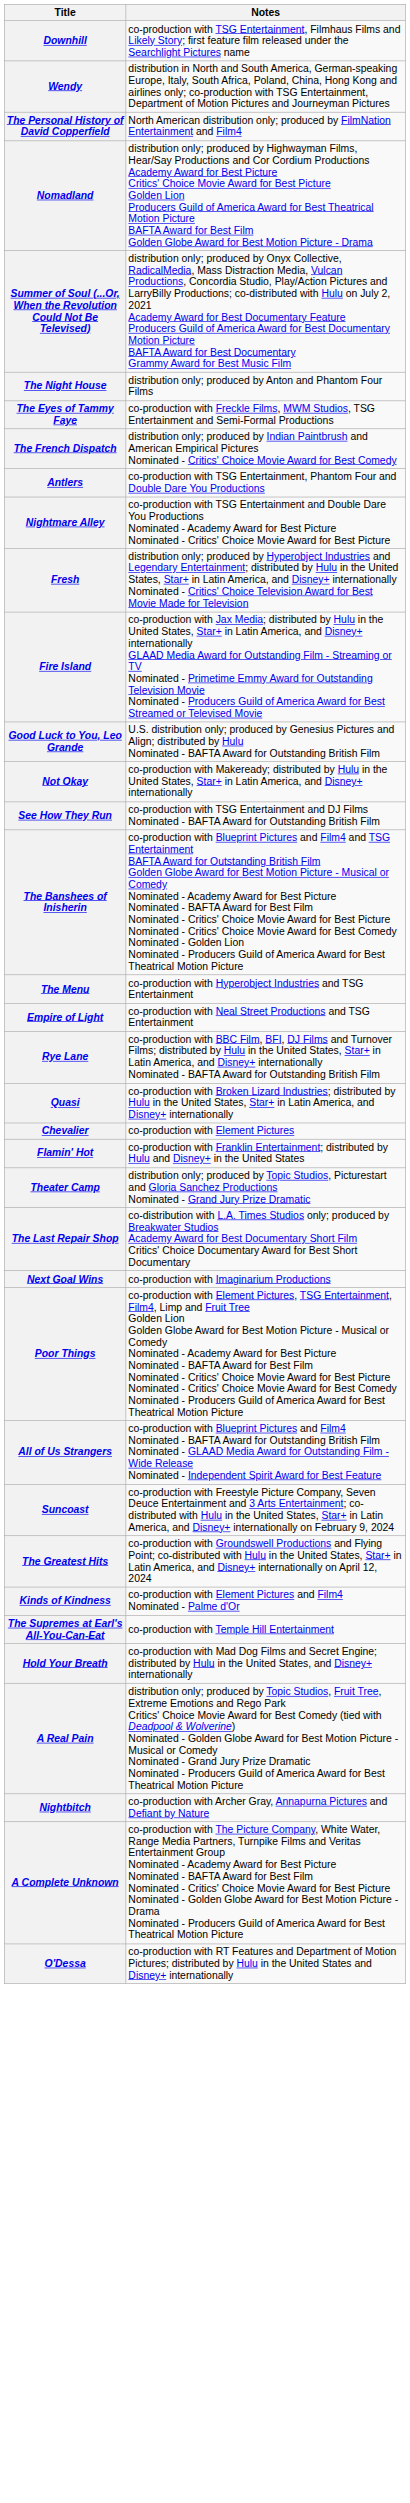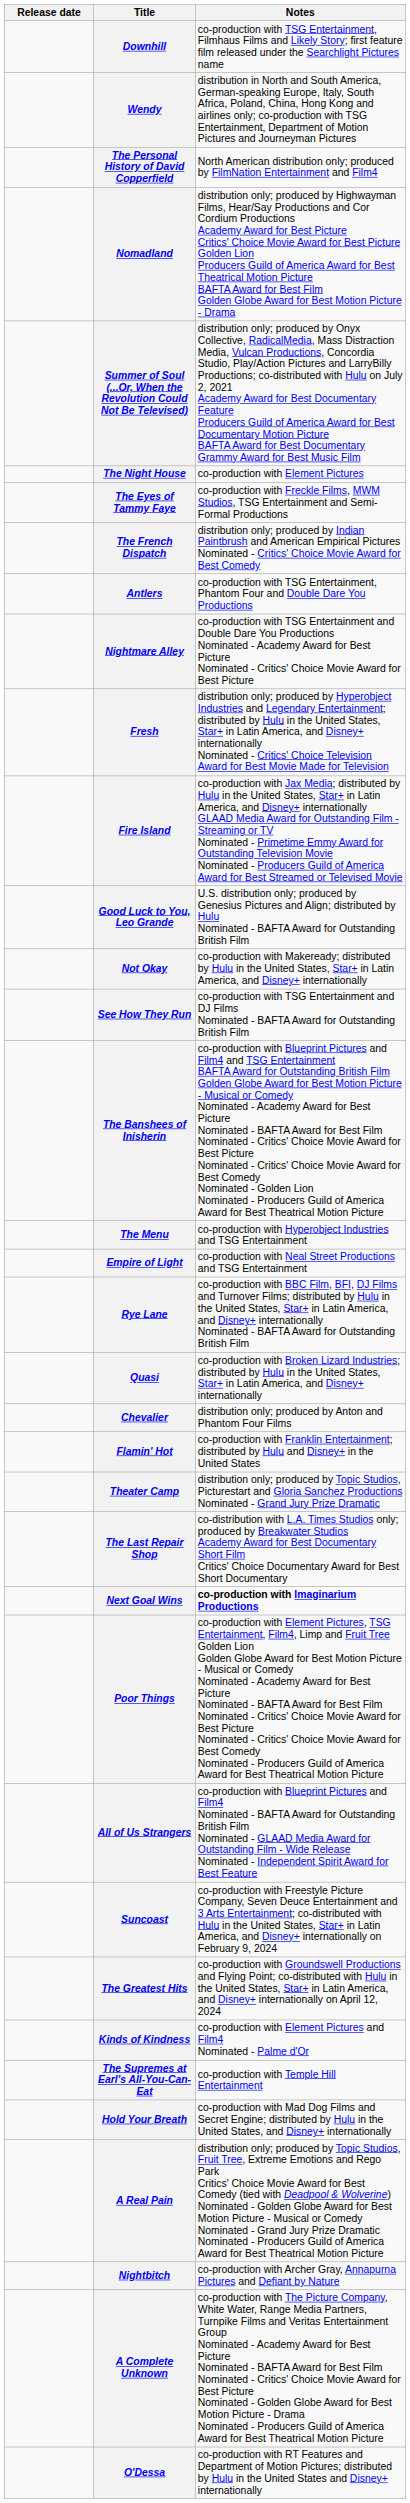+ column: (49, 12)
(255, 386) distribution only; produced by Anton and Phantom Four Films -> (281, 474) co-production with Element Pictures
(211, 1131) co-production with Element Pictures -> (290, 1417) distribution only; produced by Anton and Phantom Four Films
(230, 1279) normal -> (277, 1600) bold
